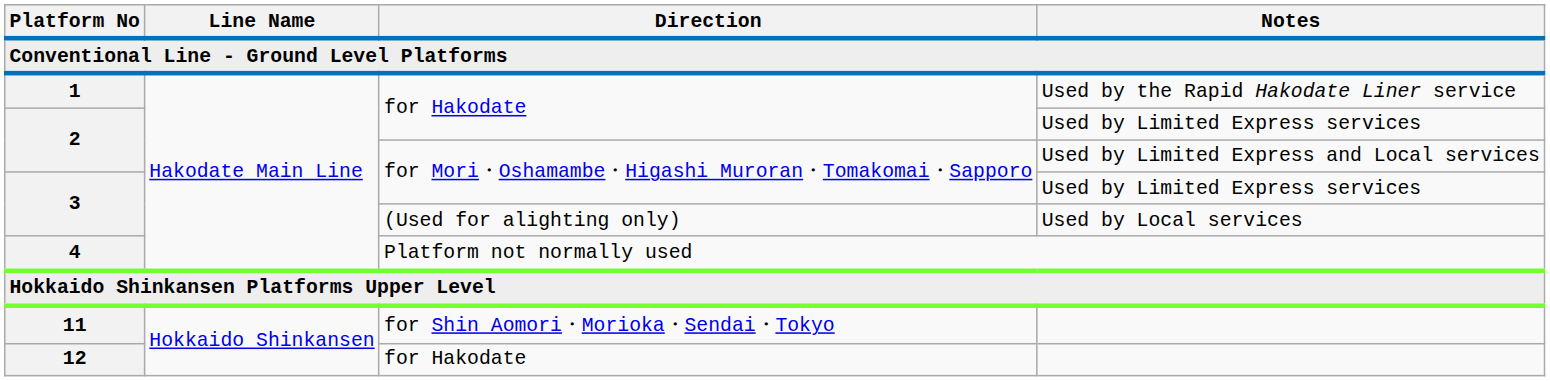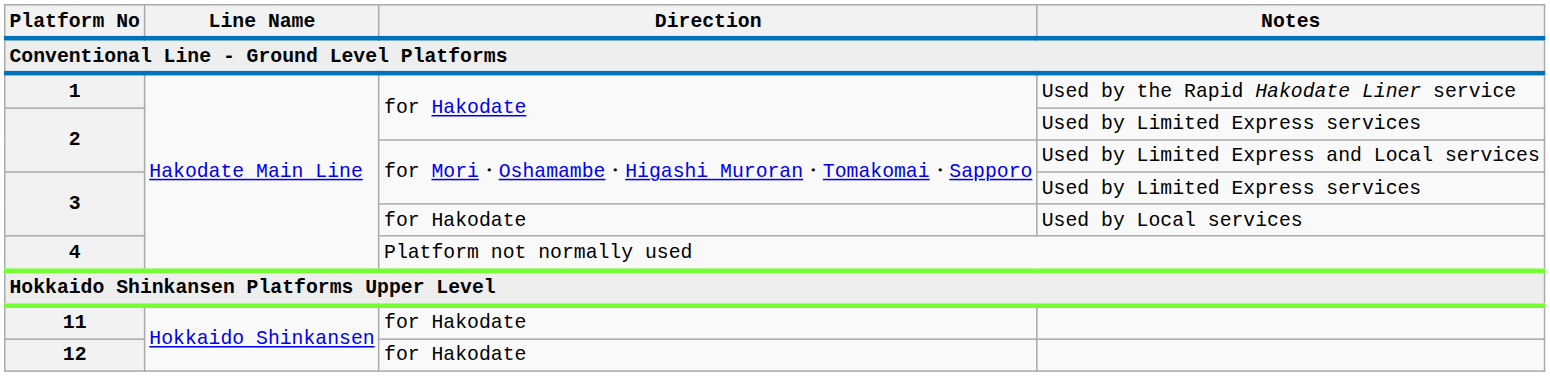(532, 220) (Used for alighting only) -> (455, 220) for Hakodate
(609, 326) for Shin Aomori・Morioka・Sendai・Tokyo -> (455, 323) for Hakodate
